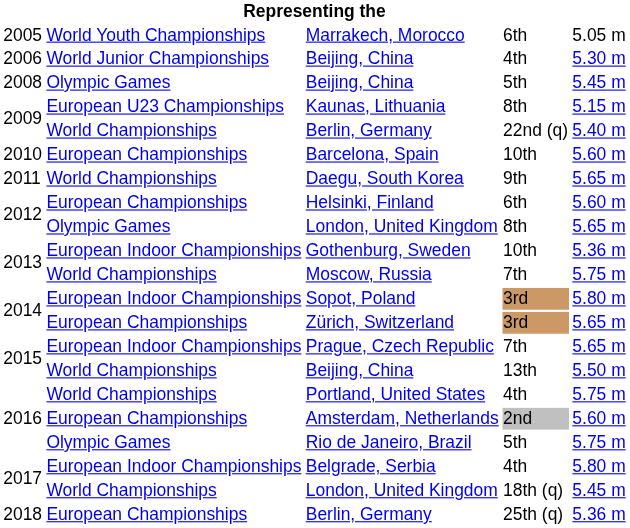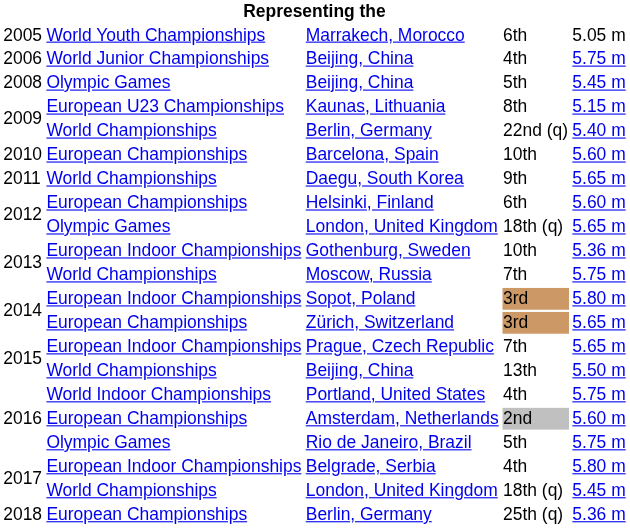(599, 58) 5.30 m -> (599, 58) 5.75 m
(515, 226) 8th -> (533, 226) 18th (q)
(132, 394) World Championships -> (159, 394) World Indoor Championships
